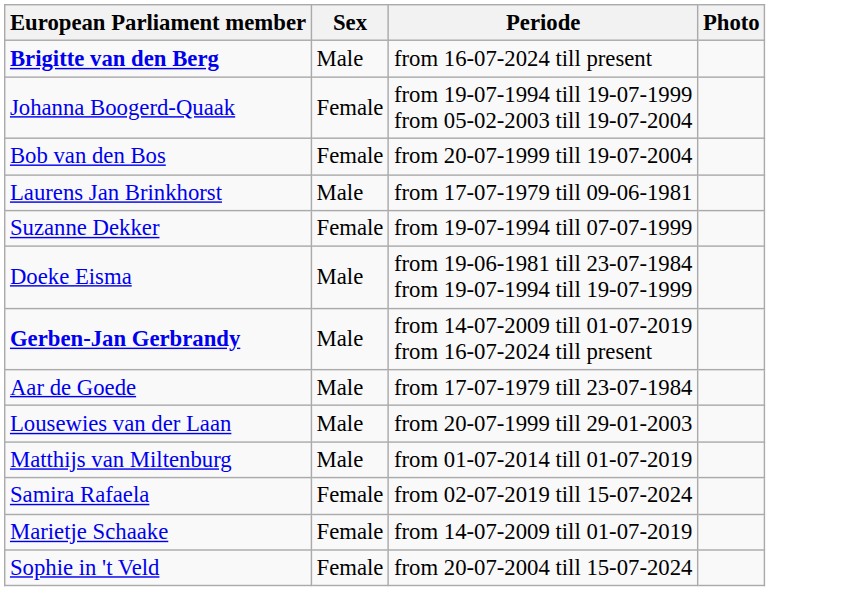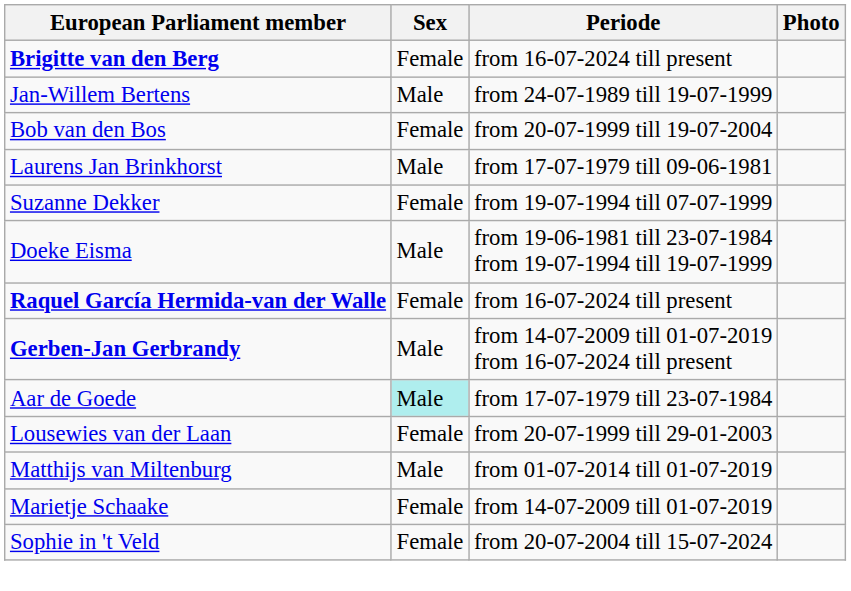(340, 58) Male -> (430, 58) Female
+ row: (100, 94)
- row: (123, 107)
+ row: (198, 300)
(340, 387) no background -> (420, 397) paleturquoise background
(340, 423) Male -> (430, 433) Female
- row: (80, 495)
